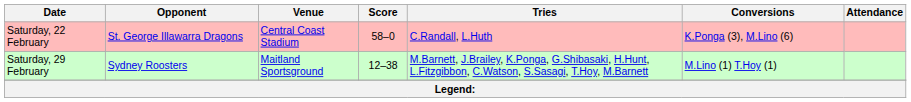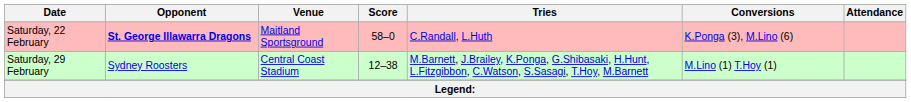(175, 36) normal -> (179, 36) bold
(293, 36) Central Coast Stadium -> (292, 36) Maitland Sportsground
(292, 66) Maitland Sportsground -> (293, 66) Central Coast Stadium
